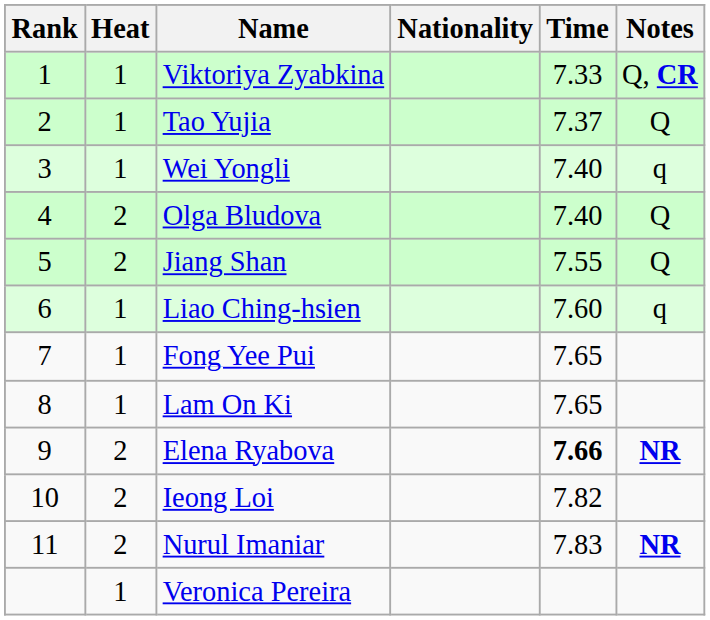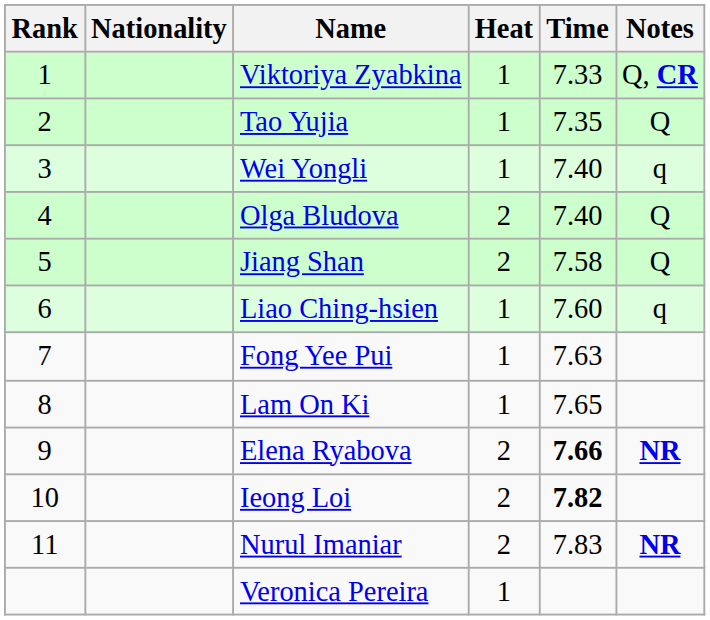columns swapped: (120, 28) <-> (465, 28)
(578, 121) 7.37 -> (578, 121) 7.35
(578, 262) 7.55 -> (578, 262) 7.58
(578, 356) 7.65 -> (578, 356) 7.63
(578, 496) normal -> (578, 496) bold
